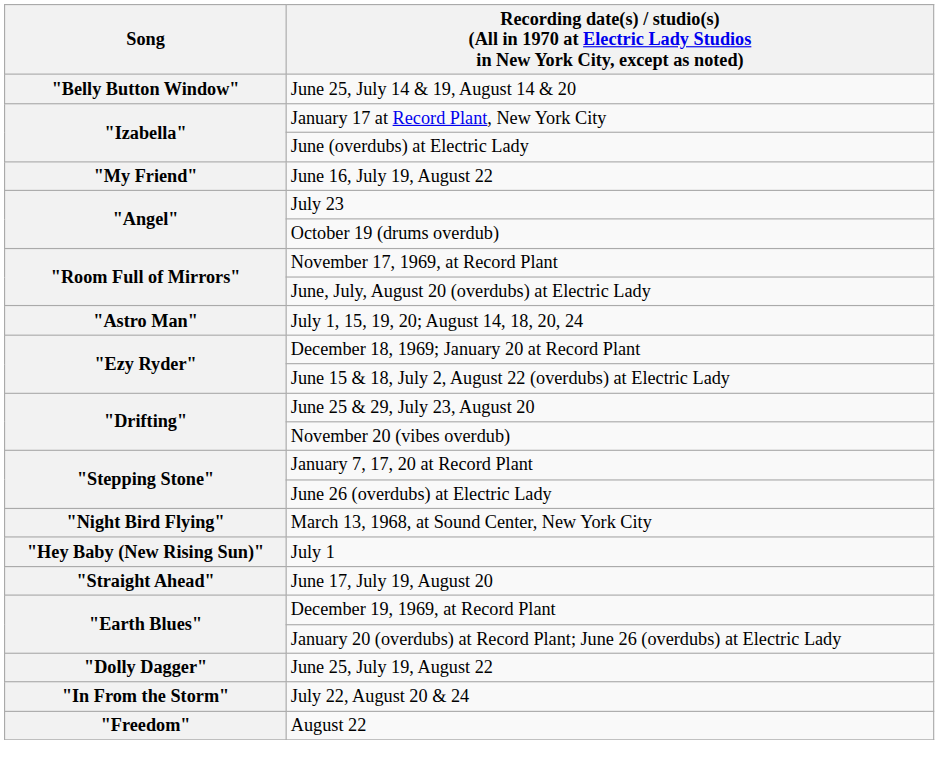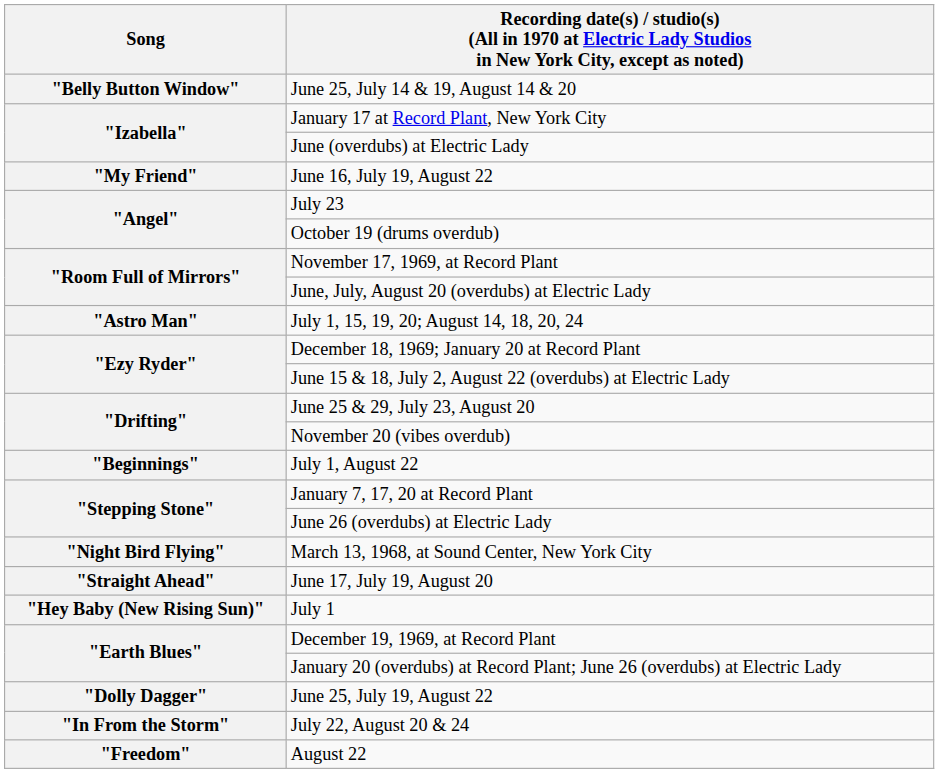+ row: (355, 464)
rows swapped: (392, 580) <-> (313, 551)
